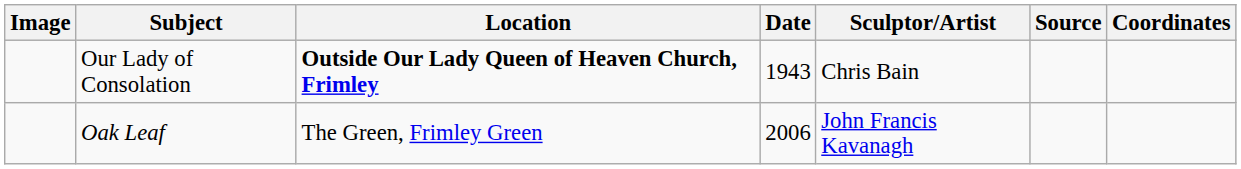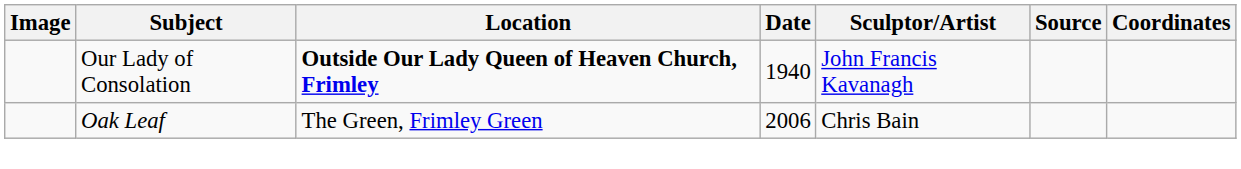(788, 71) 1943 -> (788, 71) 1940
(870, 71) Chris Bain -> (879, 71) John Francis Kavanagh
(879, 132) John Francis Kavanagh -> (870, 120) Chris Bain
